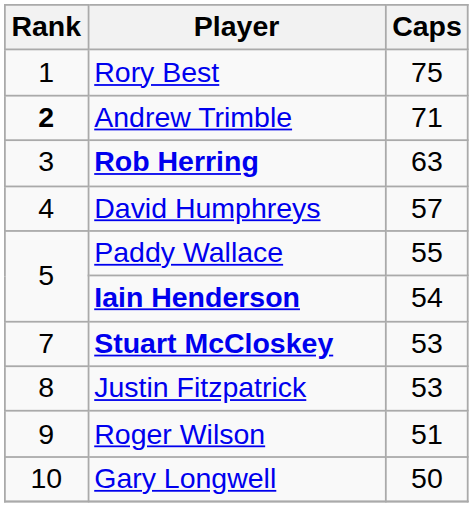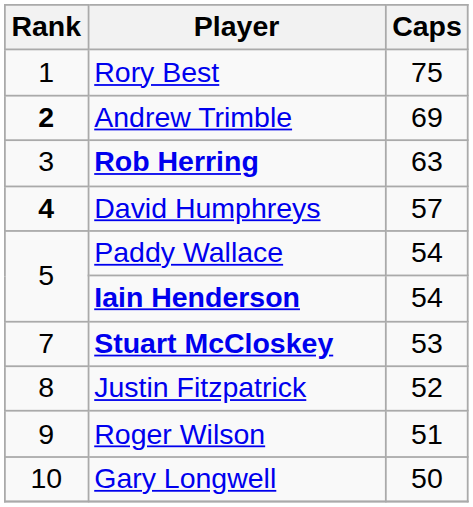(427, 117) 71 -> (427, 117) 69
(46, 207) normal -> (46, 207) bold
(427, 252) 55 -> (427, 252) 54
(427, 388) 53 -> (427, 388) 52
